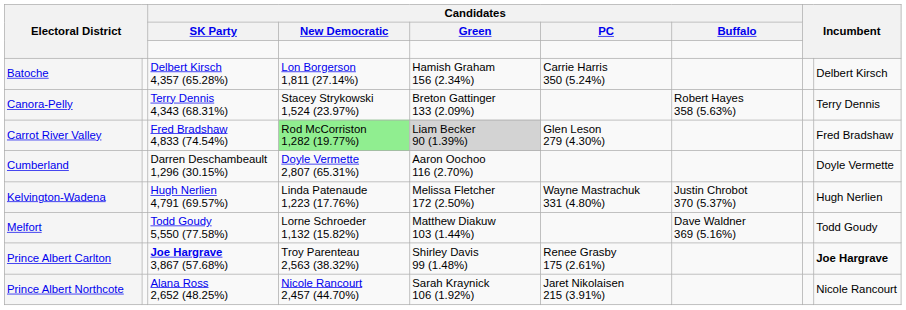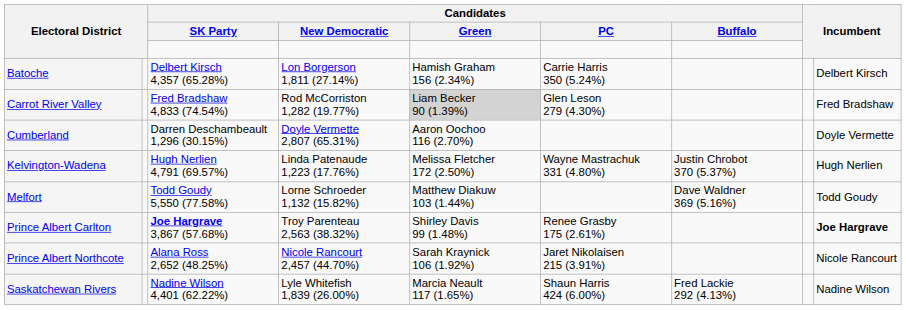- row: (40, 104)
(324, 135) lightgreen background -> (324, 104) no background
+ row: (62, 289)
